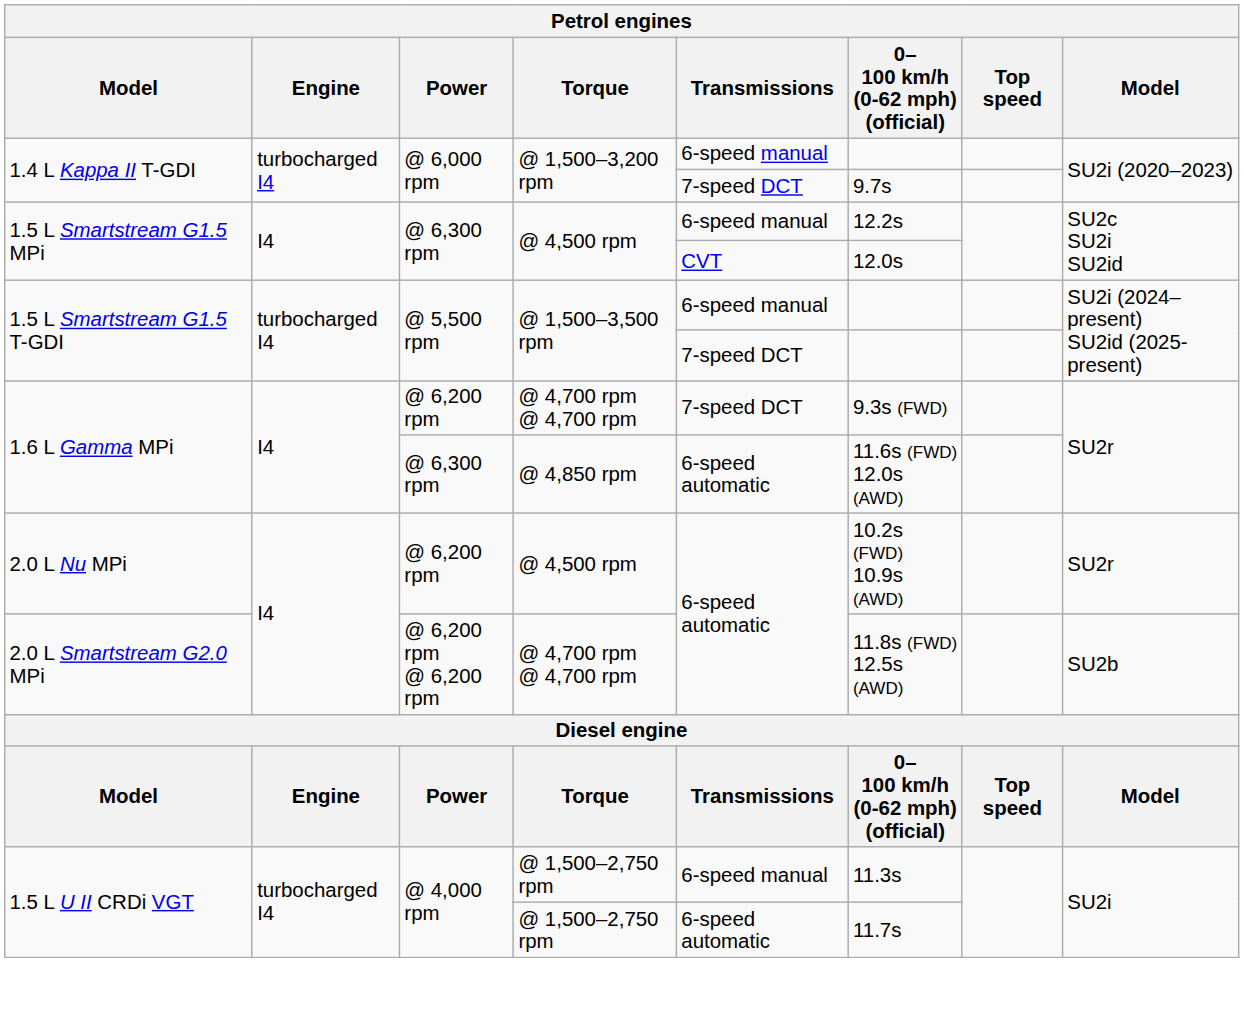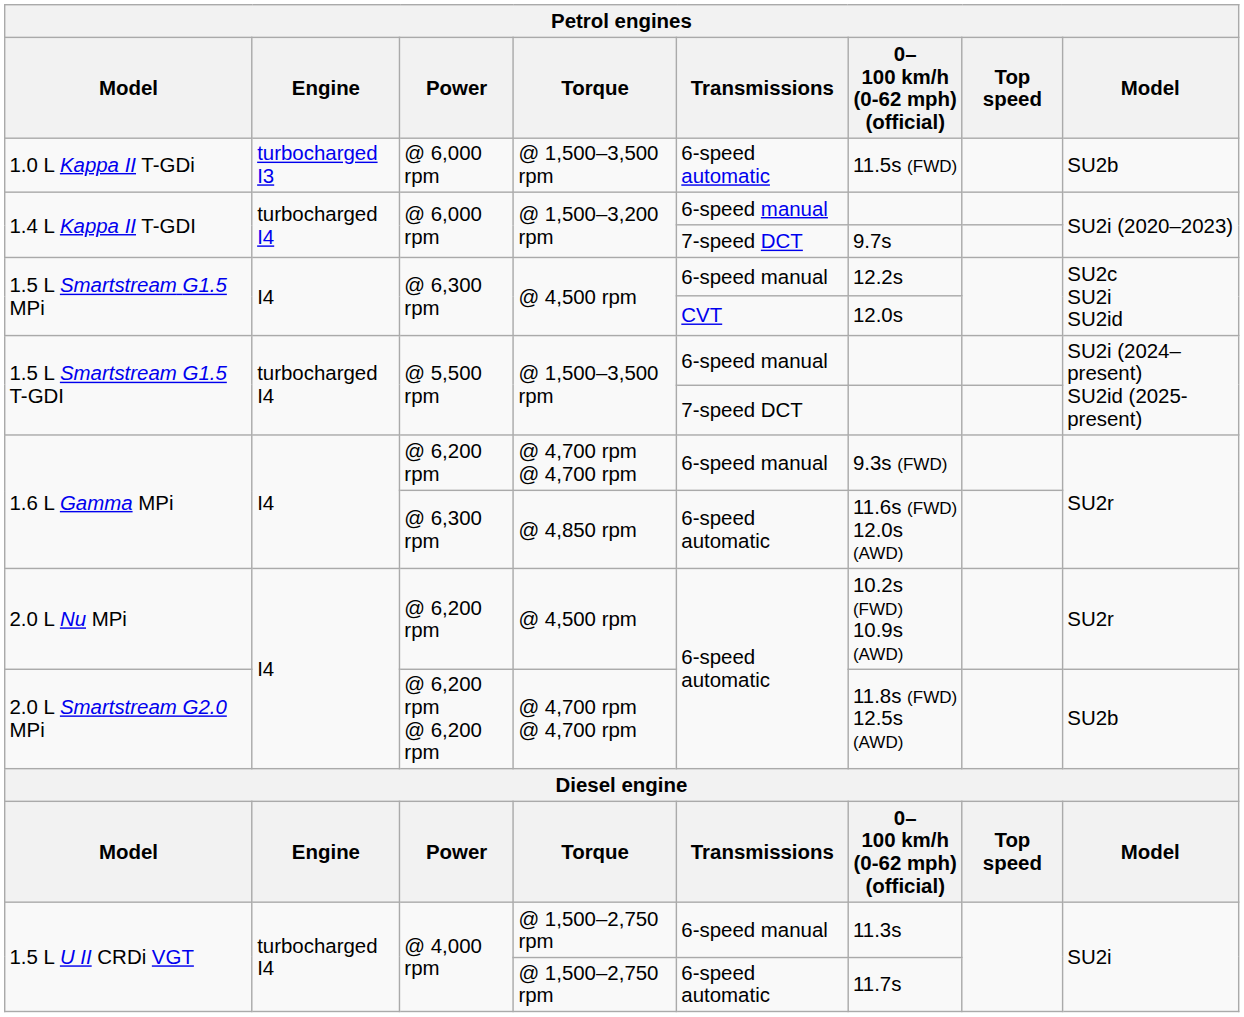+ row: (102, 165)
(742, 408) 7-speed DCT -> (755, 463) 6-speed manual
